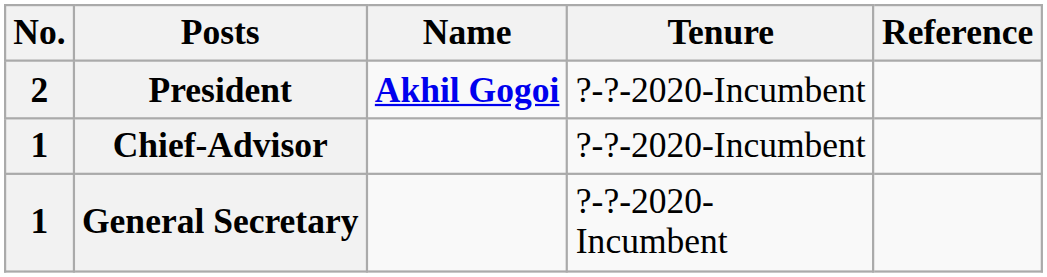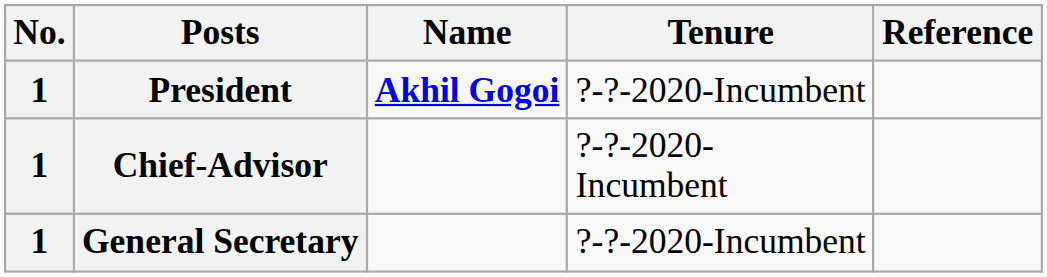(39, 88) 2 -> (39, 88) 1
(721, 145) ?-?-2020-Incumbent -> (652, 165) ?-?-2020- Incumbent
(652, 221) ?-?-2020- Incumbent -> (721, 241) ?-?-2020-Incumbent
